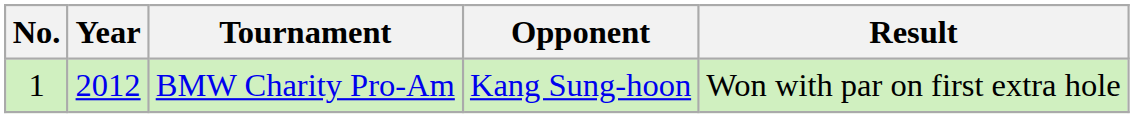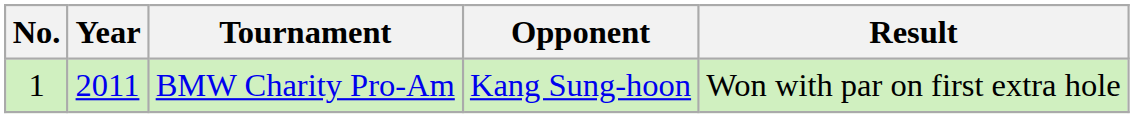(108, 85) 2012 -> (107, 85) 2011
